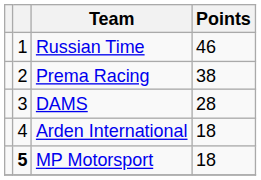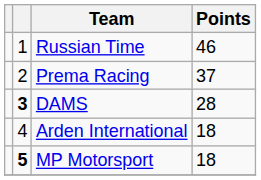(206, 75) 38 -> (206, 75) 37
(22, 103) normal -> (22, 103) bold
